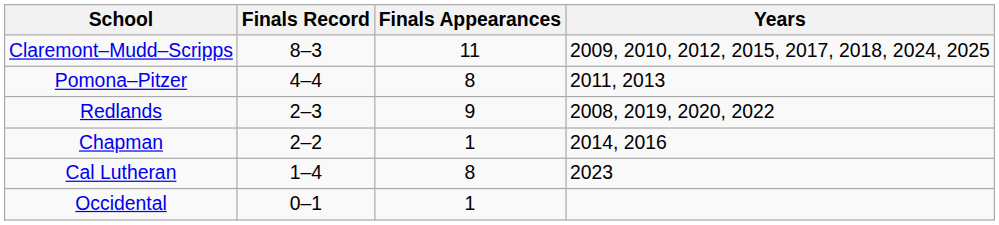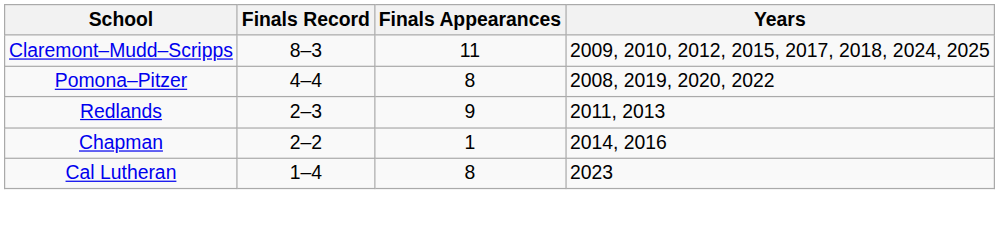(618, 81) 2011, 2013 -> (672, 81) 2008, 2019, 2020, 2022
(672, 111) 2008, 2019, 2020, 2022 -> (618, 111) 2011, 2013
- row: (121, 204)
